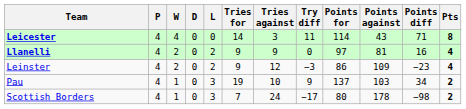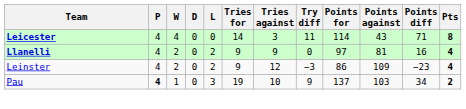(158, 82) normal -> (158, 82) bold
- row: (50, 96)
